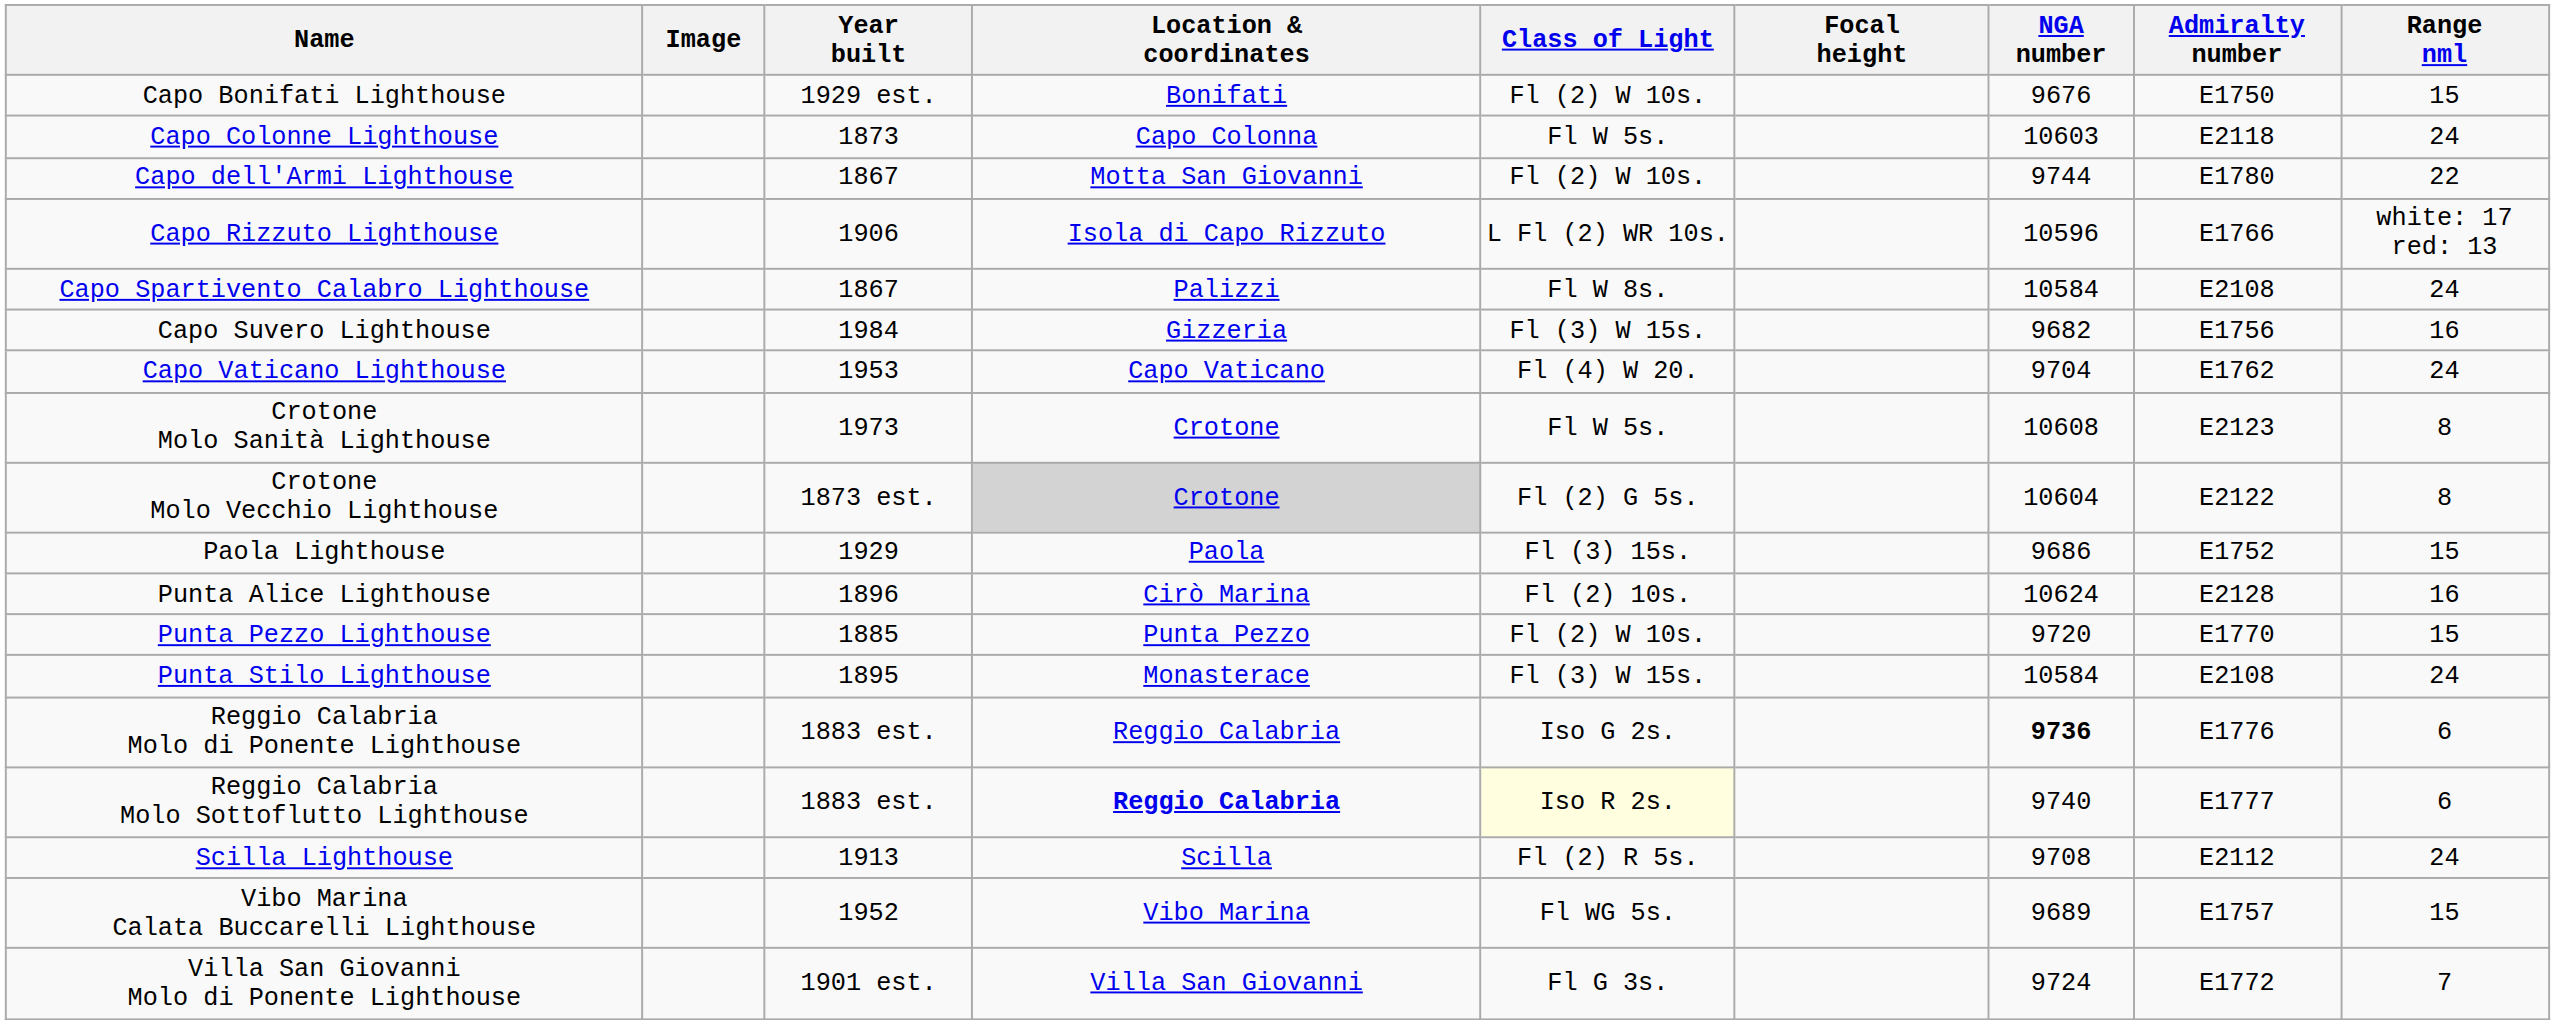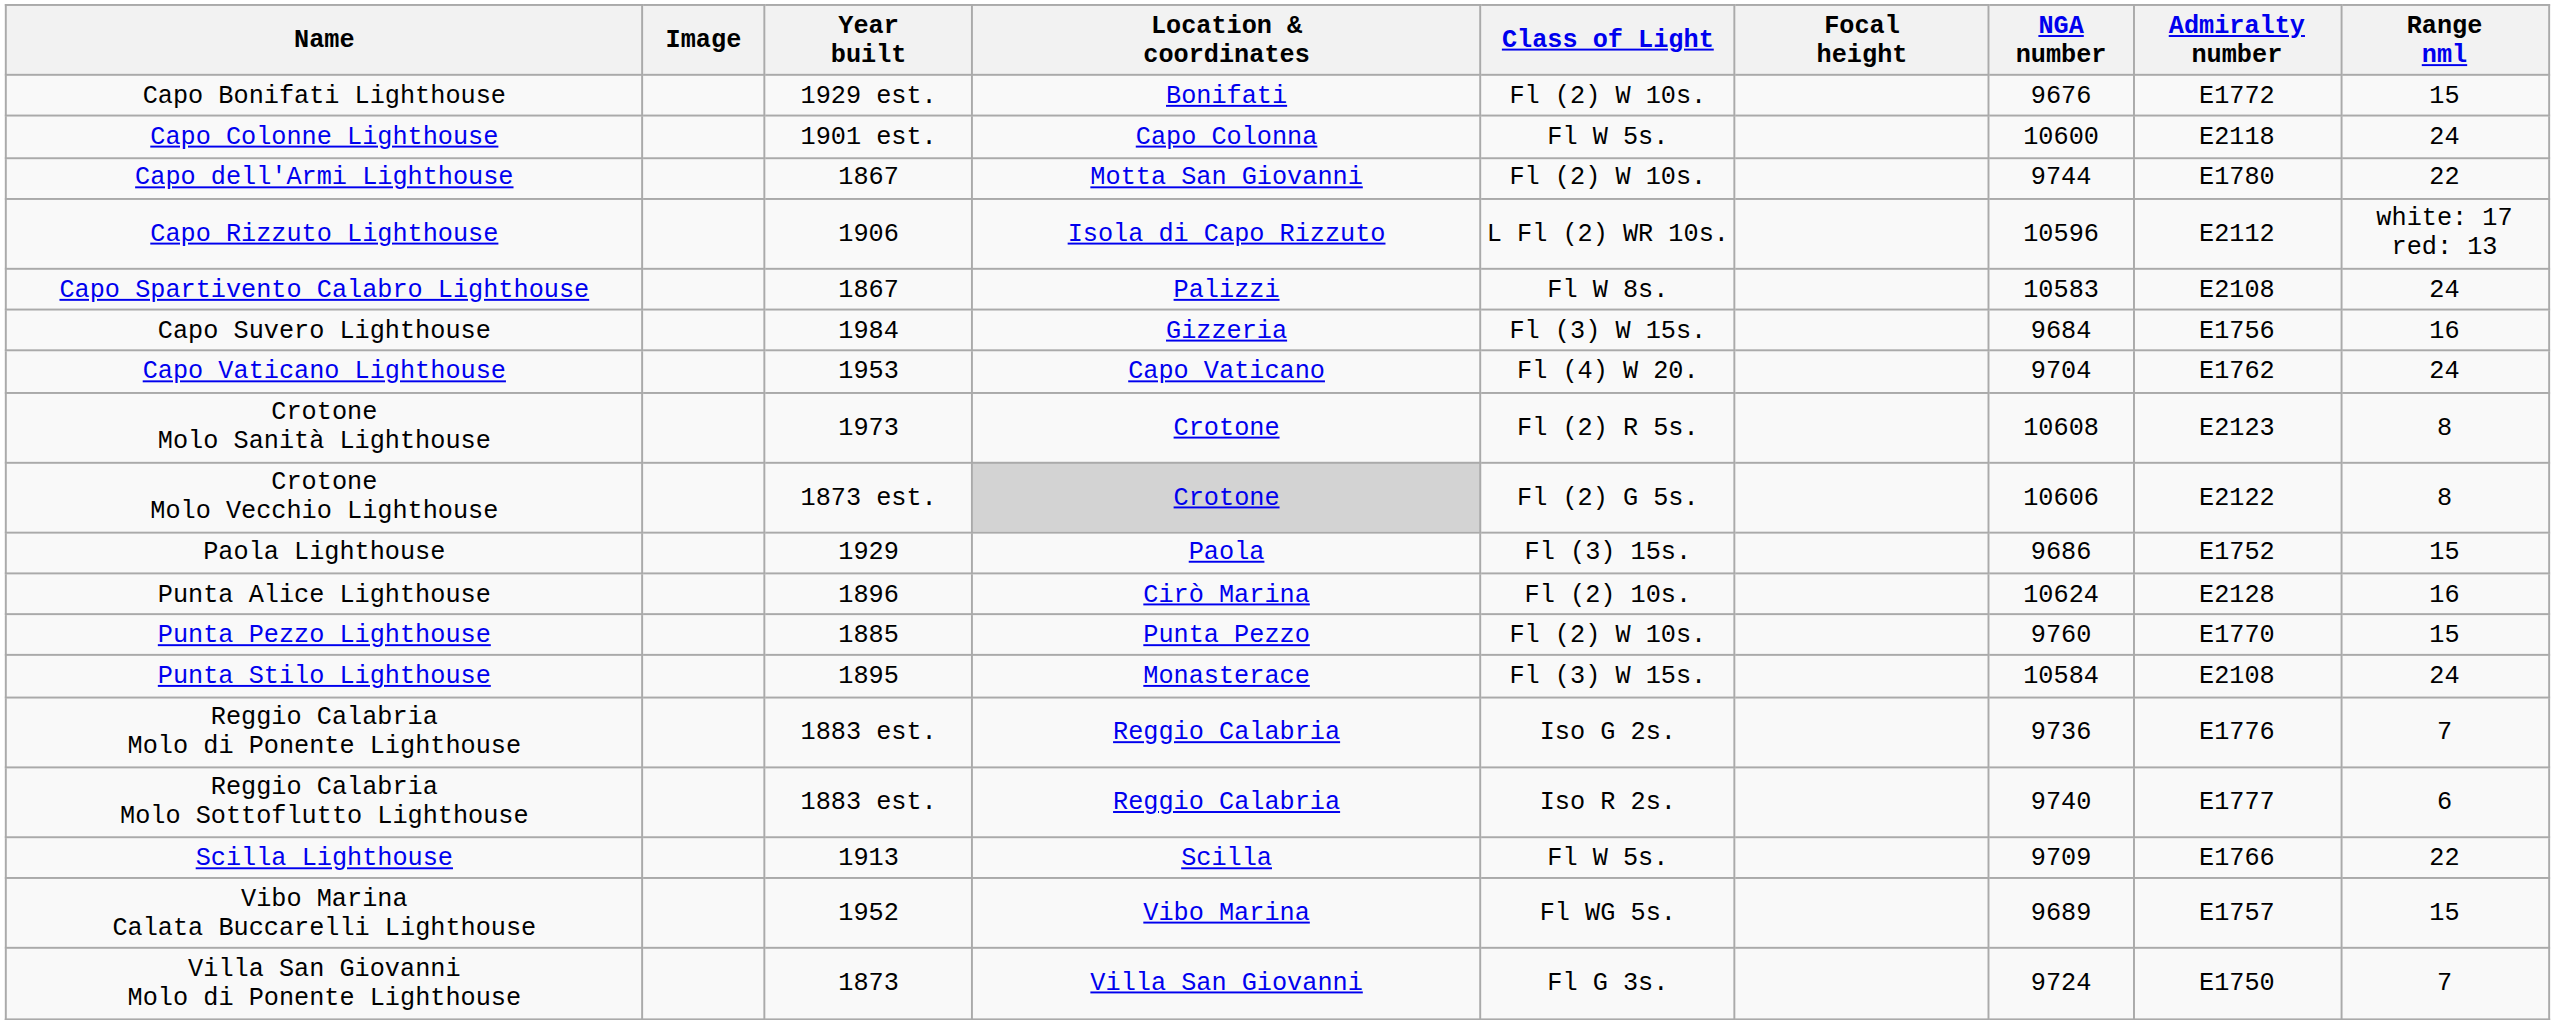(2237, 96) E1750 -> (2237, 96) E1772
(869, 137) 1873 -> (869, 137) 1901 est.
(2061, 137) 10603 -> (2061, 137) 10600
(2237, 234) E1766 -> (2237, 234) E2112
(2061, 289) 10584 -> (2061, 289) 10583
(2061, 330) 9682 -> (2061, 330) 9684
(1608, 427) Fl W 5s. -> (1608, 427) Fl (2) R 5s.
(2061, 497) 10604 -> (2061, 497) 10606
(2061, 635) 9720 -> (2061, 635) 9760
(2061, 732) bold -> (2061, 732) normal
(2444, 732) 6 -> (2444, 732) 7
(1227, 802) bold -> (1227, 802) normal
(1608, 802) lightyellow background -> (1608, 802) no background
(1608, 858) Fl (2) R 5s. -> (1608, 858) Fl W 5s.
(2061, 858) 9708 -> (2061, 858) 9709
(2237, 858) E2112 -> (2237, 858) E1766
(2444, 858) 24 -> (2444, 858) 22
(869, 984) 1901 est. -> (869, 984) 1873
(2237, 984) E1772 -> (2237, 984) E1750
